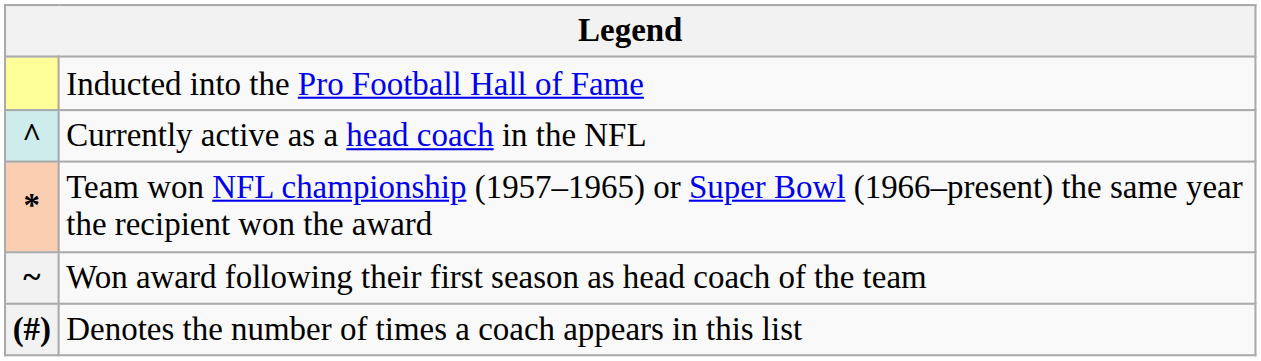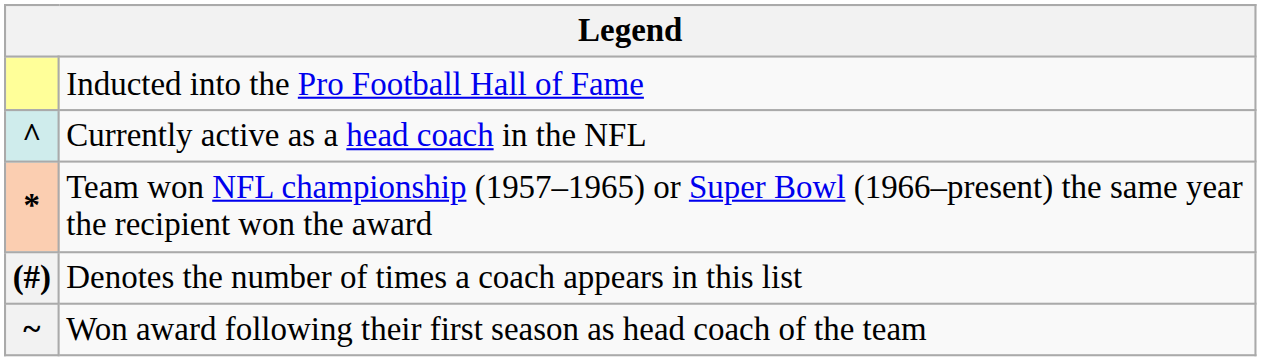rows swapped: (32, 276) <-> (32, 329)
